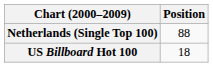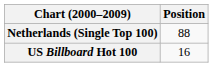(184, 52) 18 -> (184, 52) 16
